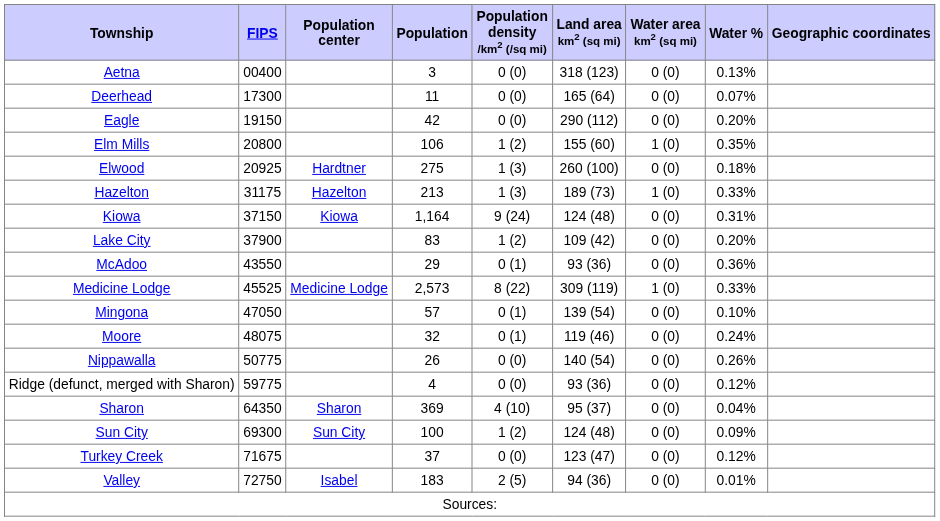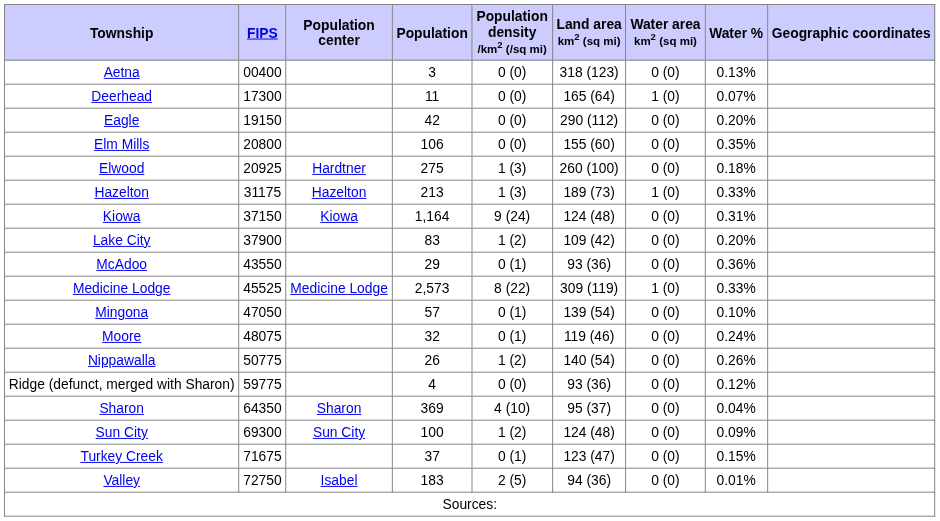(665, 96) 0 (0) -> (665, 96) 1 (0)
(512, 144) 1 (2) -> (512, 144) 0 (0)
(665, 144) 1 (0) -> (665, 144) 0 (0)
(512, 360) 0 (0) -> (512, 360) 1 (2)
(512, 456) 0 (0) -> (512, 456) 0 (1)
(736, 456) 0.12% -> (736, 456) 0.15%
